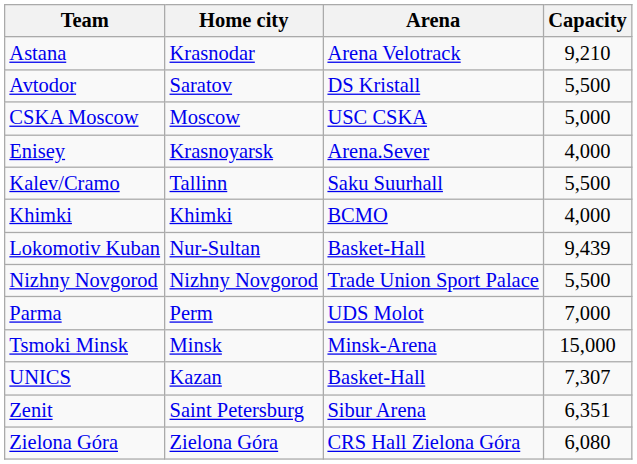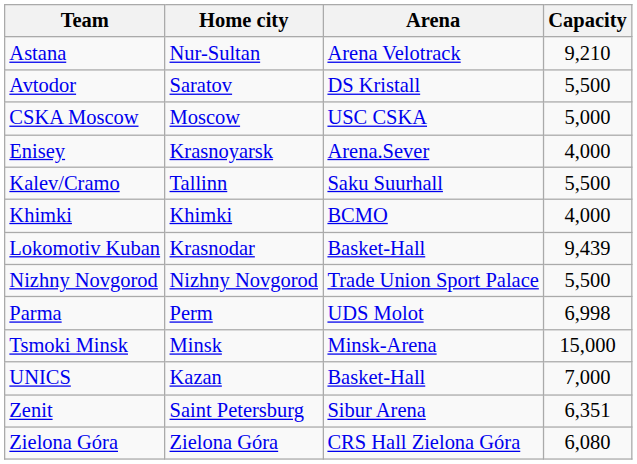(212, 53) Krasnodar -> (215, 53) Nur-Sultan
(215, 248) Nur-Sultan -> (212, 248) Krasnodar
(588, 313) 7,000 -> (588, 313) 6,998
(588, 378) 7,307 -> (588, 378) 7,000
